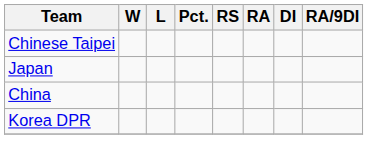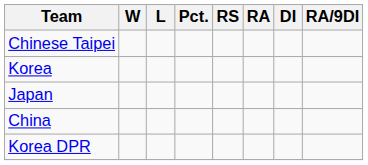+ row: (30, 69)
